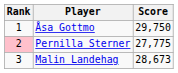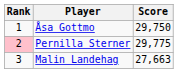(153, 45) 27,775 -> (153, 45) 29,775
(153, 61) 28,673 -> (153, 61) 27,663
